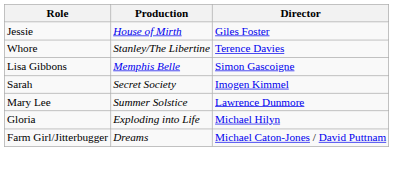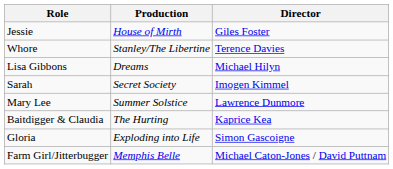(147, 66) Memphis Belle -> (131, 66) Dreams
(255, 66) Simon Gascoigne -> (248, 66) Michael Hilyn
+ row: (55, 119)
(248, 119) Michael Hilyn -> (255, 137) Simon Gascoigne
(131, 137) Dreams -> (147, 155) Memphis Belle
